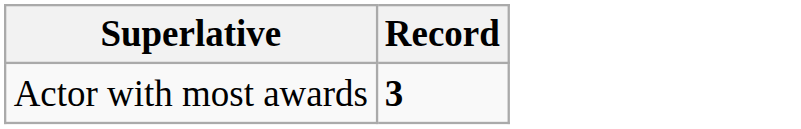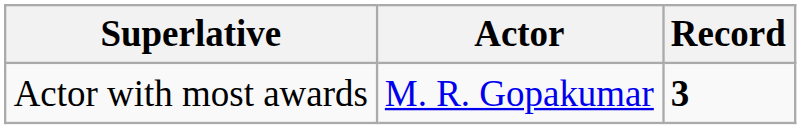+ column: (519, 33)
